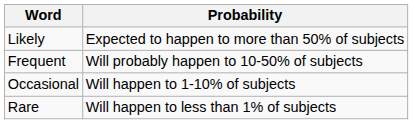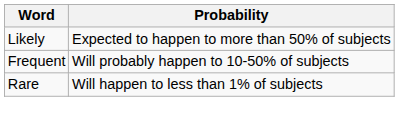- row: (43, 84)
